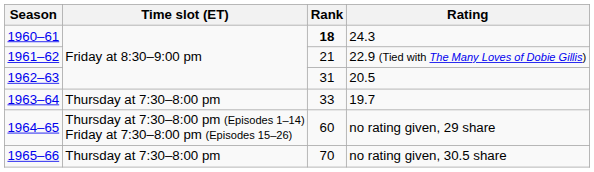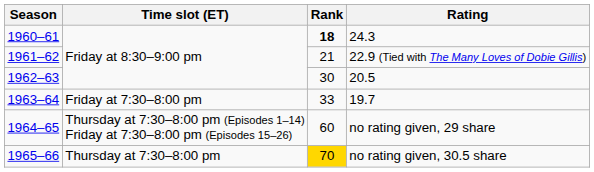(327, 78) 31 -> (327, 78) 30
(143, 99) Thursday at 7:30–8:00 pm -> (134, 99) Friday at 7:30–8:00 pm
(327, 156) no background -> (327, 156) gold background
